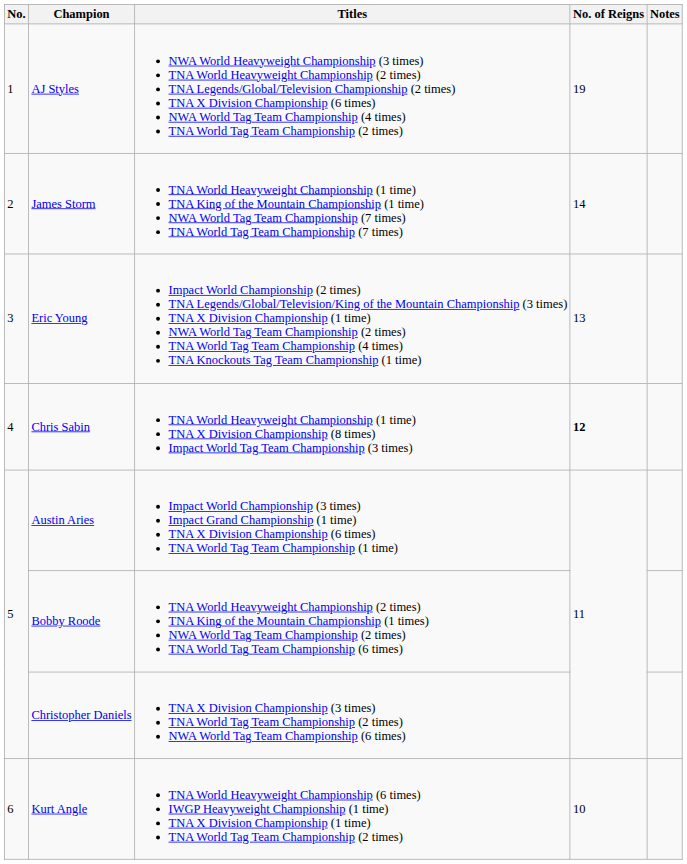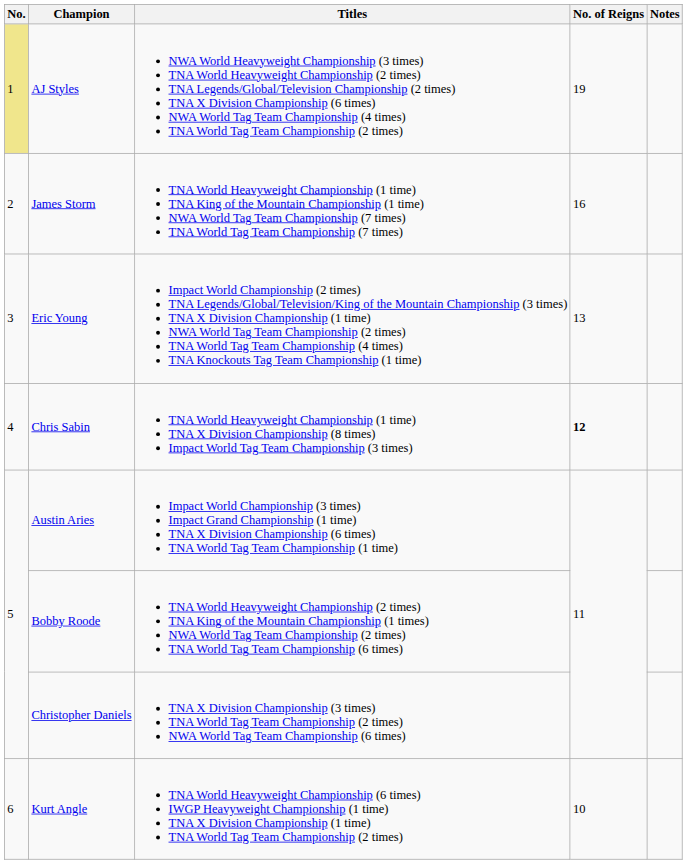(10, 88) no background -> (10, 88) khaki background
(579, 203) 14 -> (579, 203) 16
